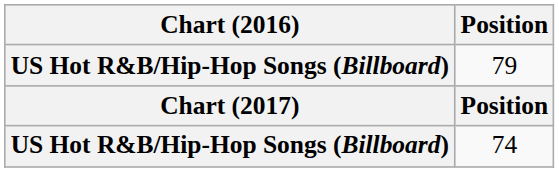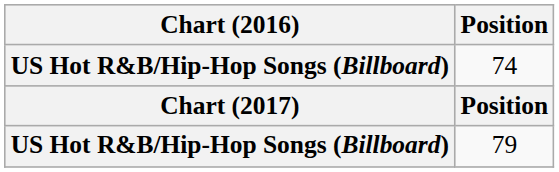rows swapped: (504, 65) <-> (504, 145)
